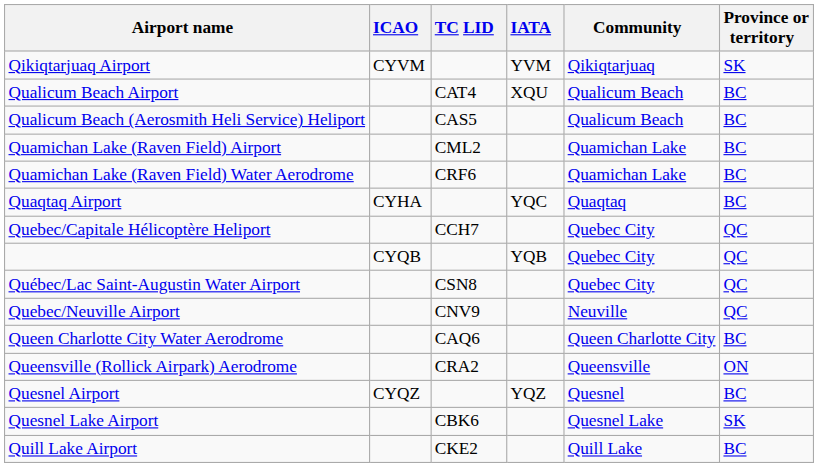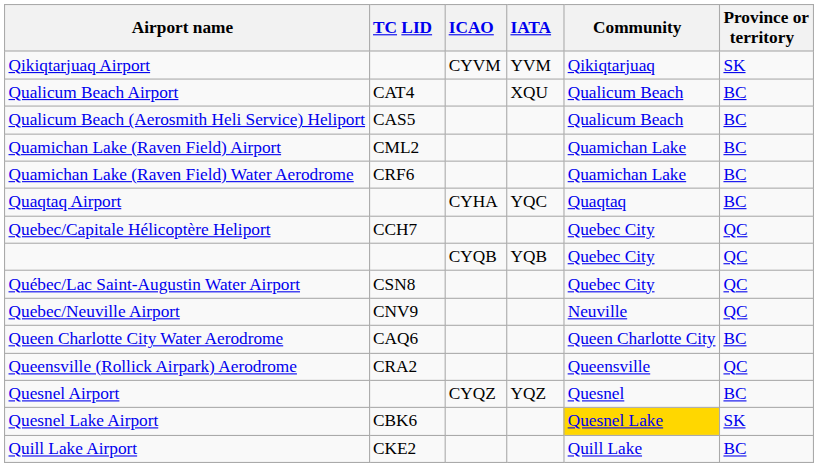columns swapped: (400, 27) <-> (469, 27)
(736, 366) ON -> (735, 366) QC
(615, 421) no background -> (615, 421) gold background
